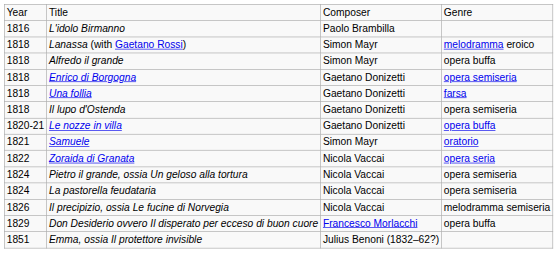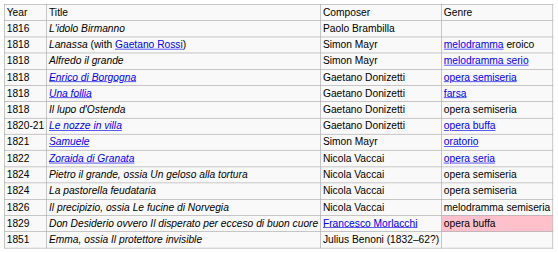(470, 61) opera buffa -> (486, 61) melodramma serio
(470, 223) no background -> (470, 223) pink background
